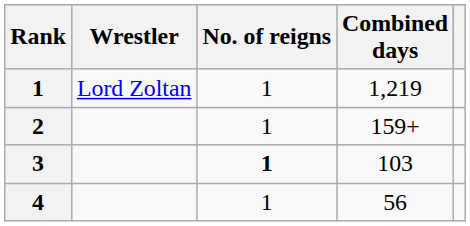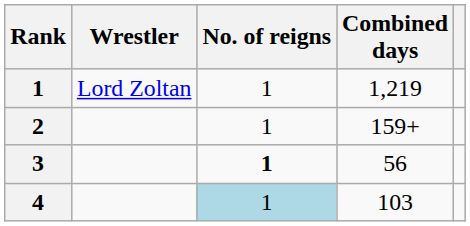(395, 163) 103 -> (395, 163) 56
(267, 201) no background -> (267, 201) lightblue background
(395, 201) 56 -> (395, 201) 103
